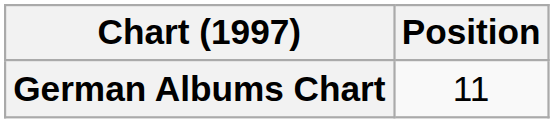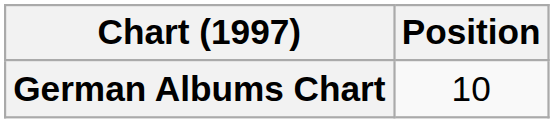(471, 88) 11 -> (471, 88) 10
